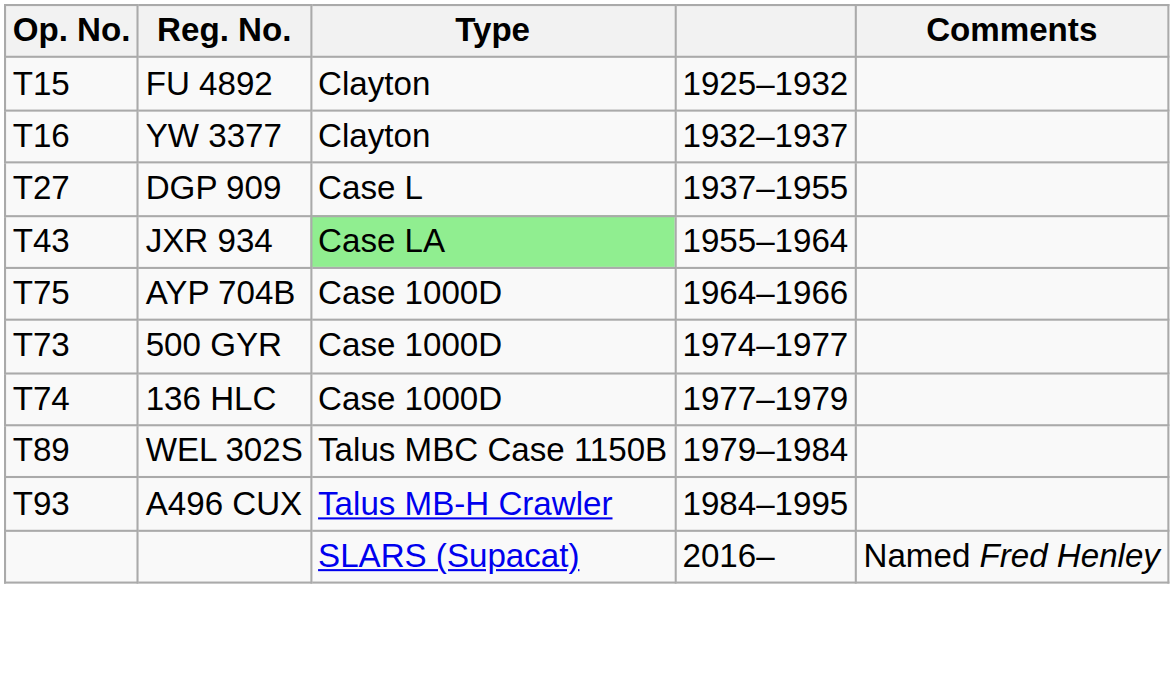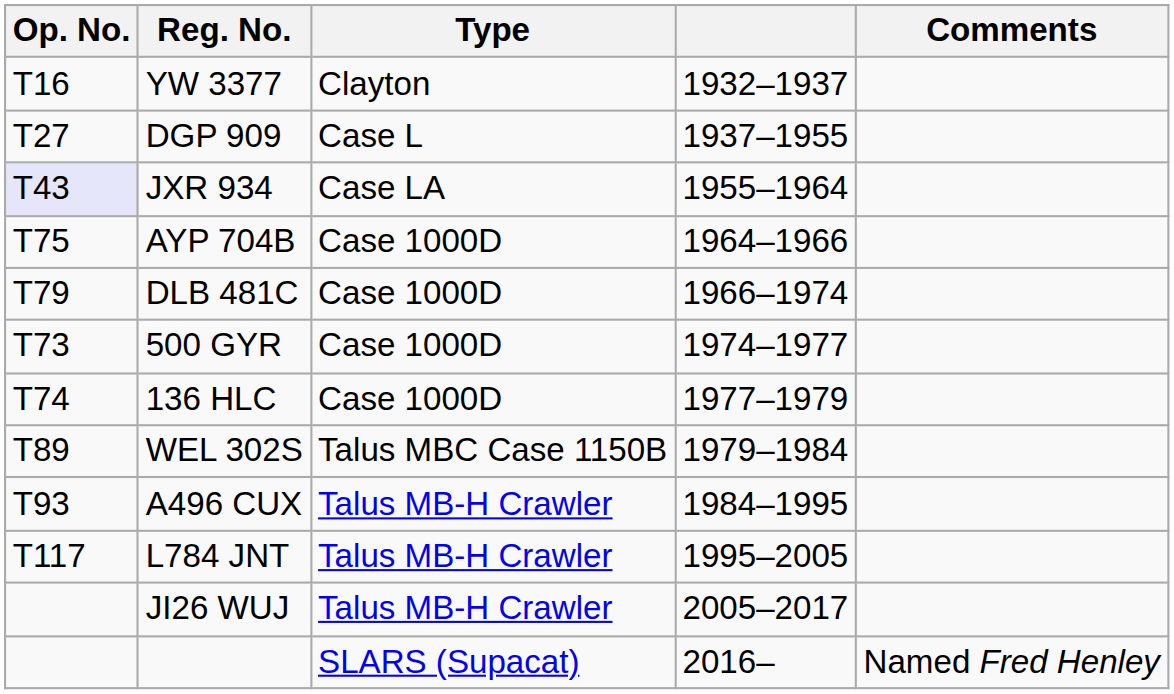- row: (209, 83)
(41, 240) no background -> (41, 188) lavender background
(382, 240) lightgreen background -> (382, 188) no background
+ row: (222, 293)
+ row: (218, 556)
+ row: (217, 608)
